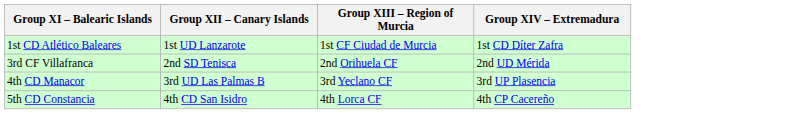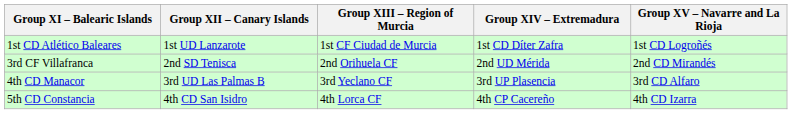+ column: (709, 20)
